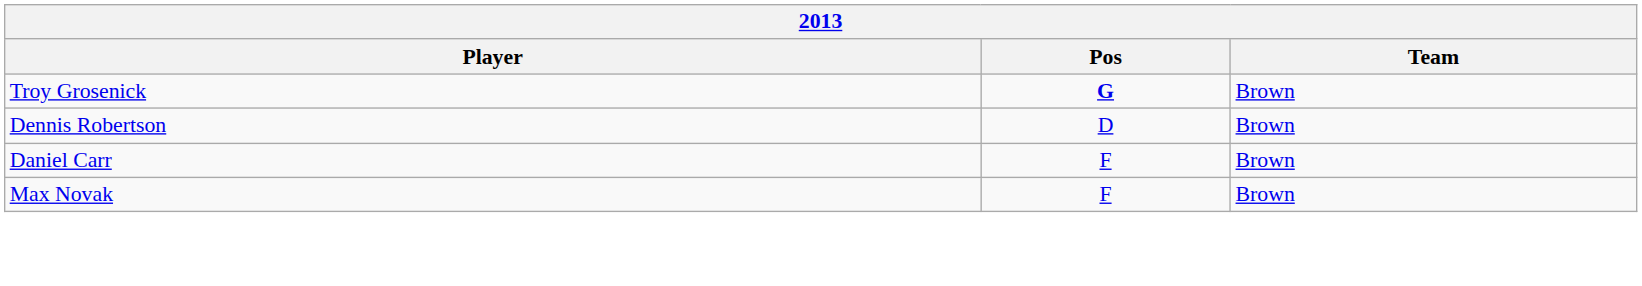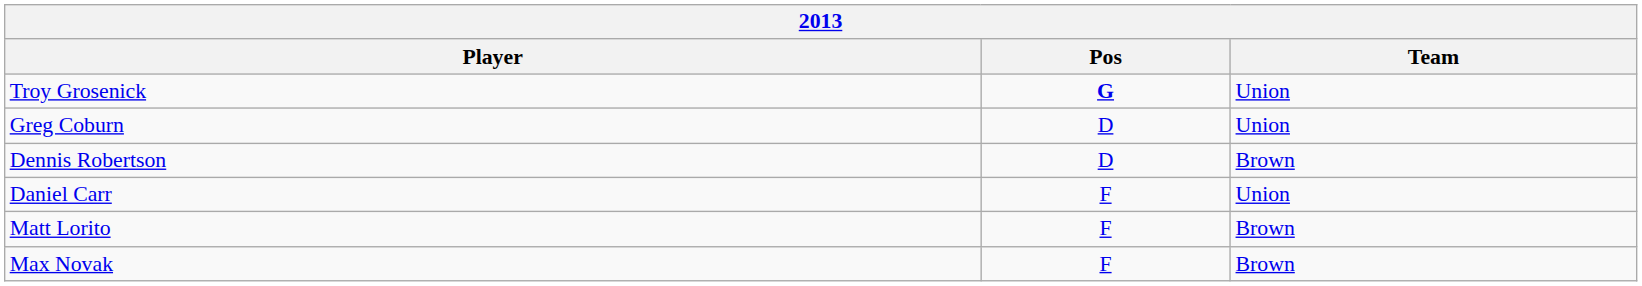(1265, 90) Brown -> (1263, 90) Union
+ row: (67, 125)
(1265, 159) Brown -> (1263, 194) Union
+ row: (60, 228)
